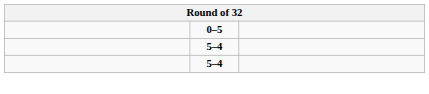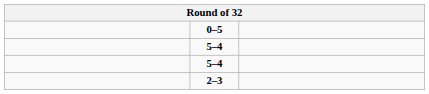+ row: (97, 81)
